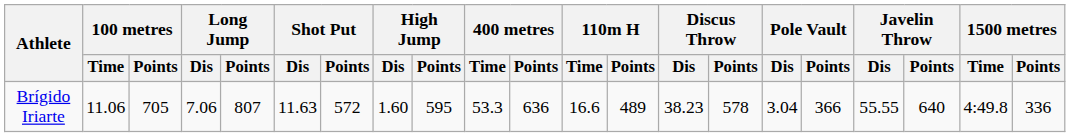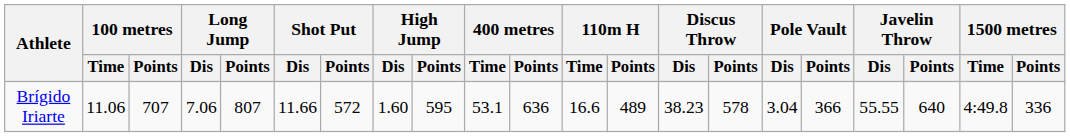(156, 106) 705 -> (156, 106) 707
(298, 106) 11.63 -> (298, 106) 11.66
(487, 106) 53.3 -> (487, 106) 53.1
